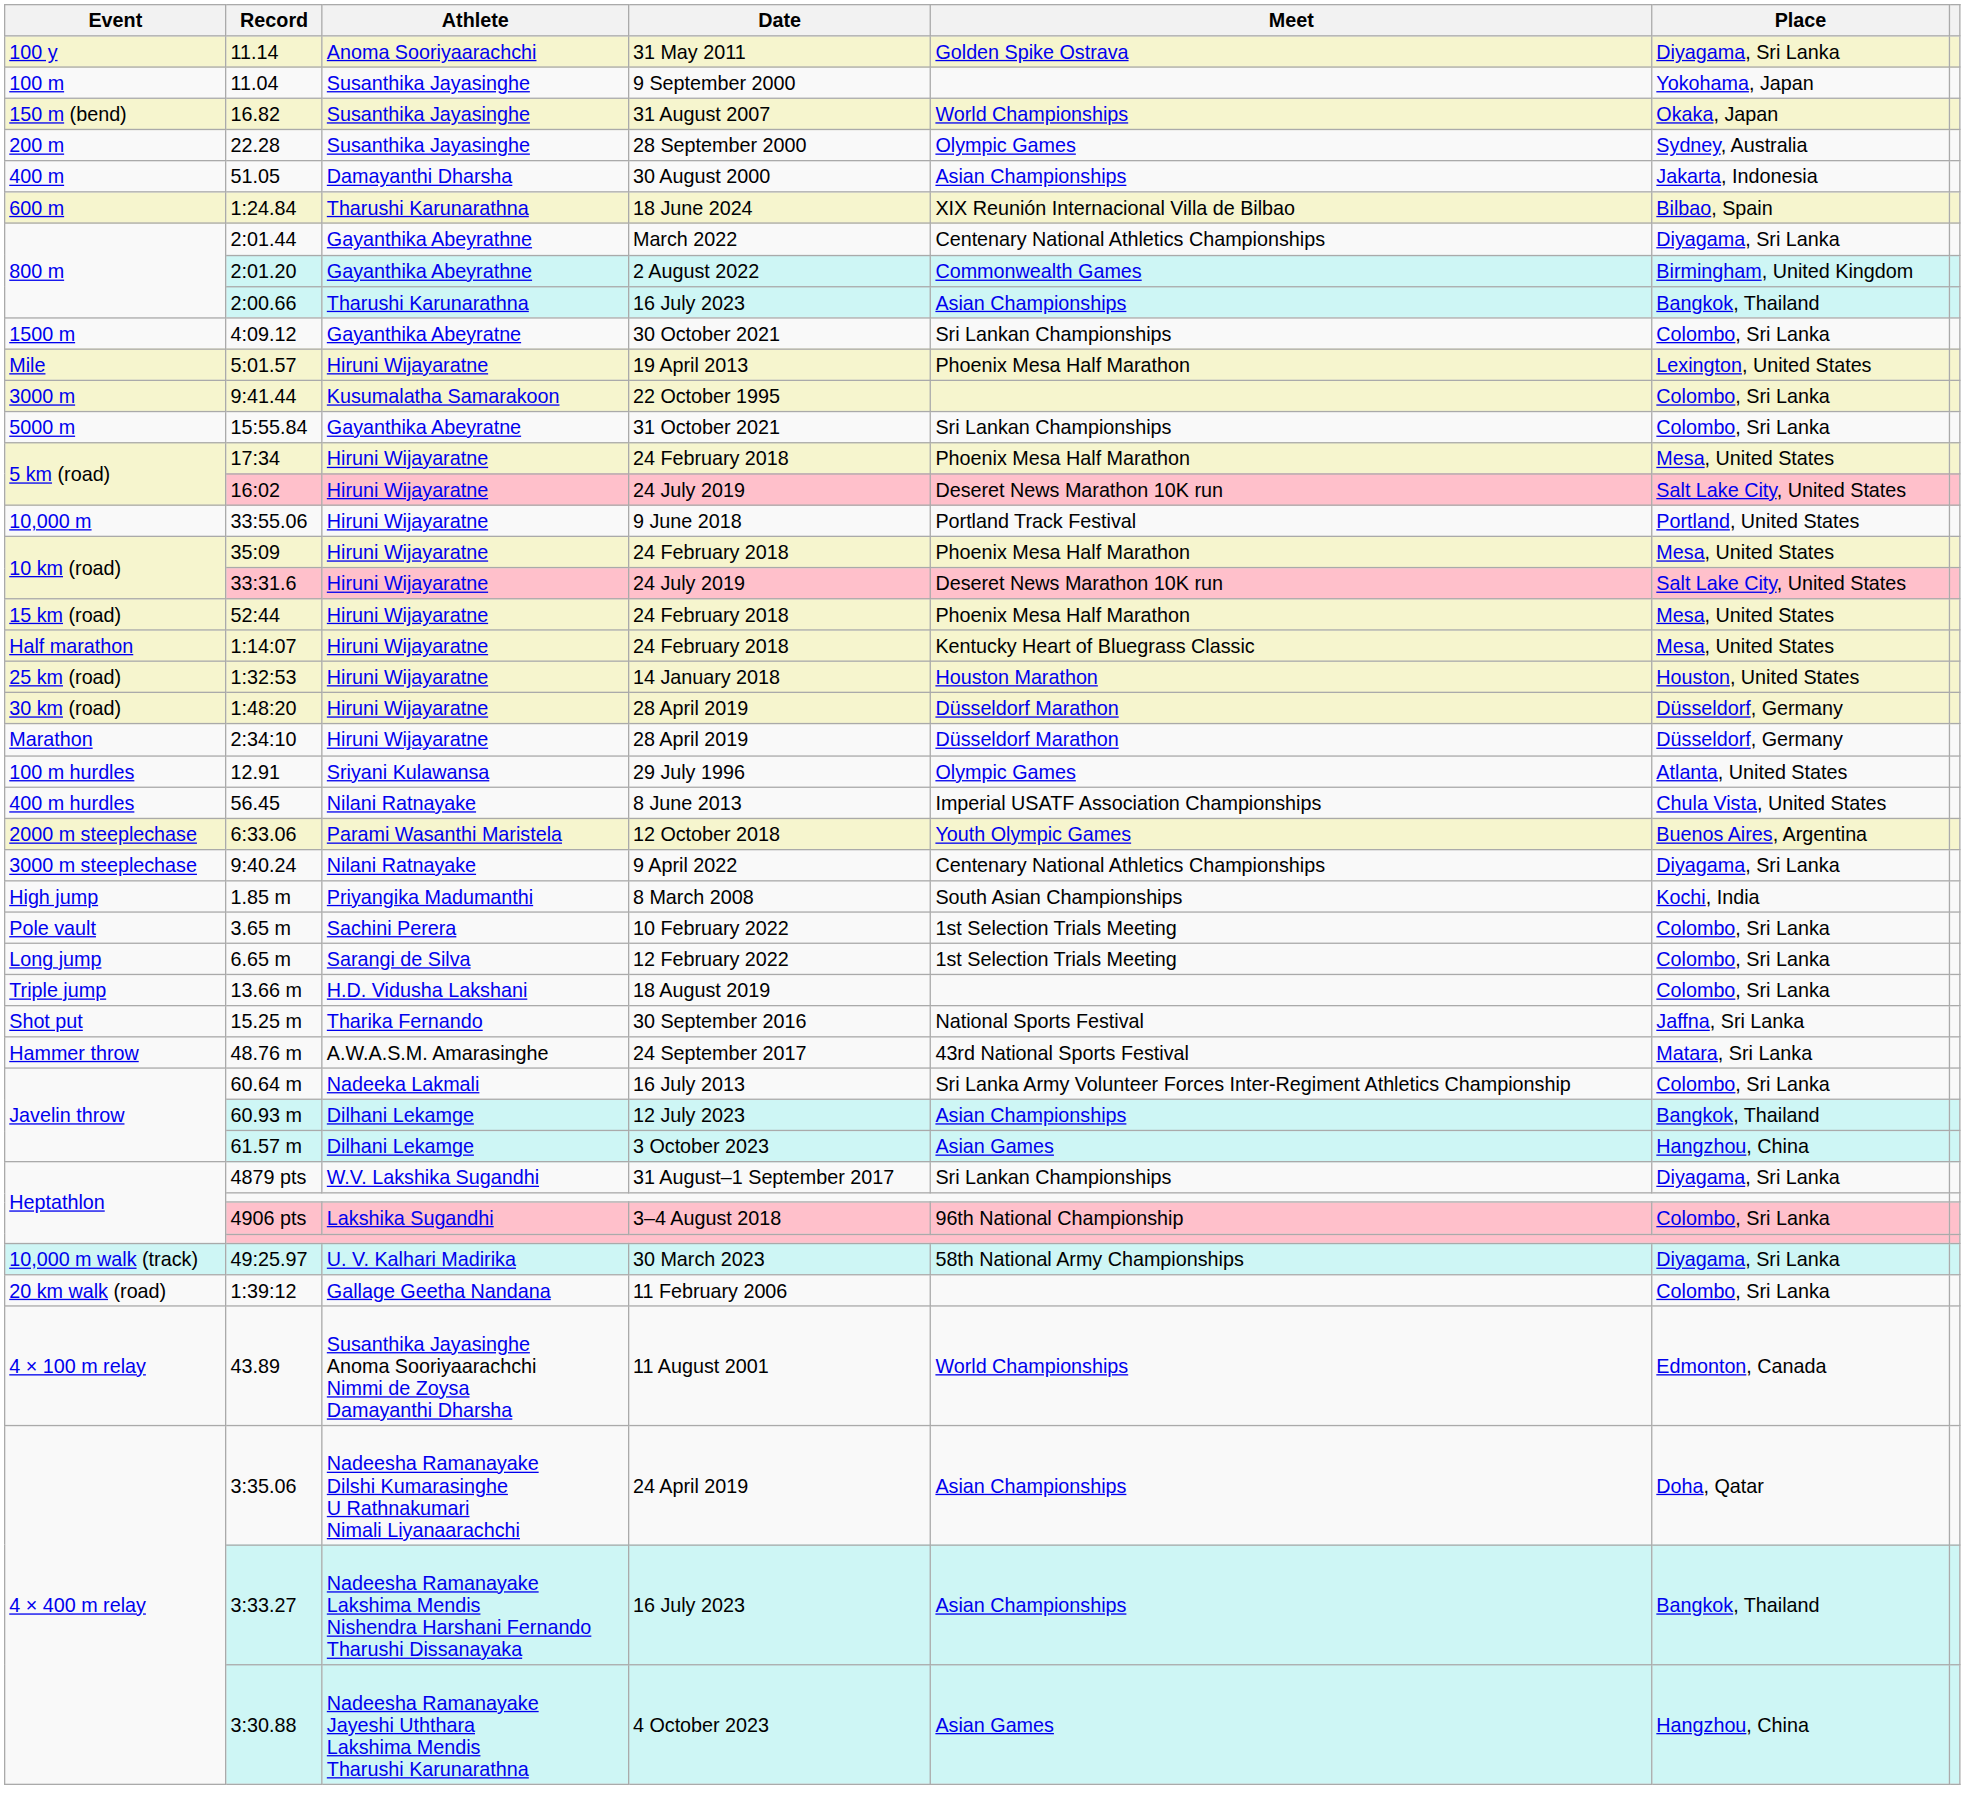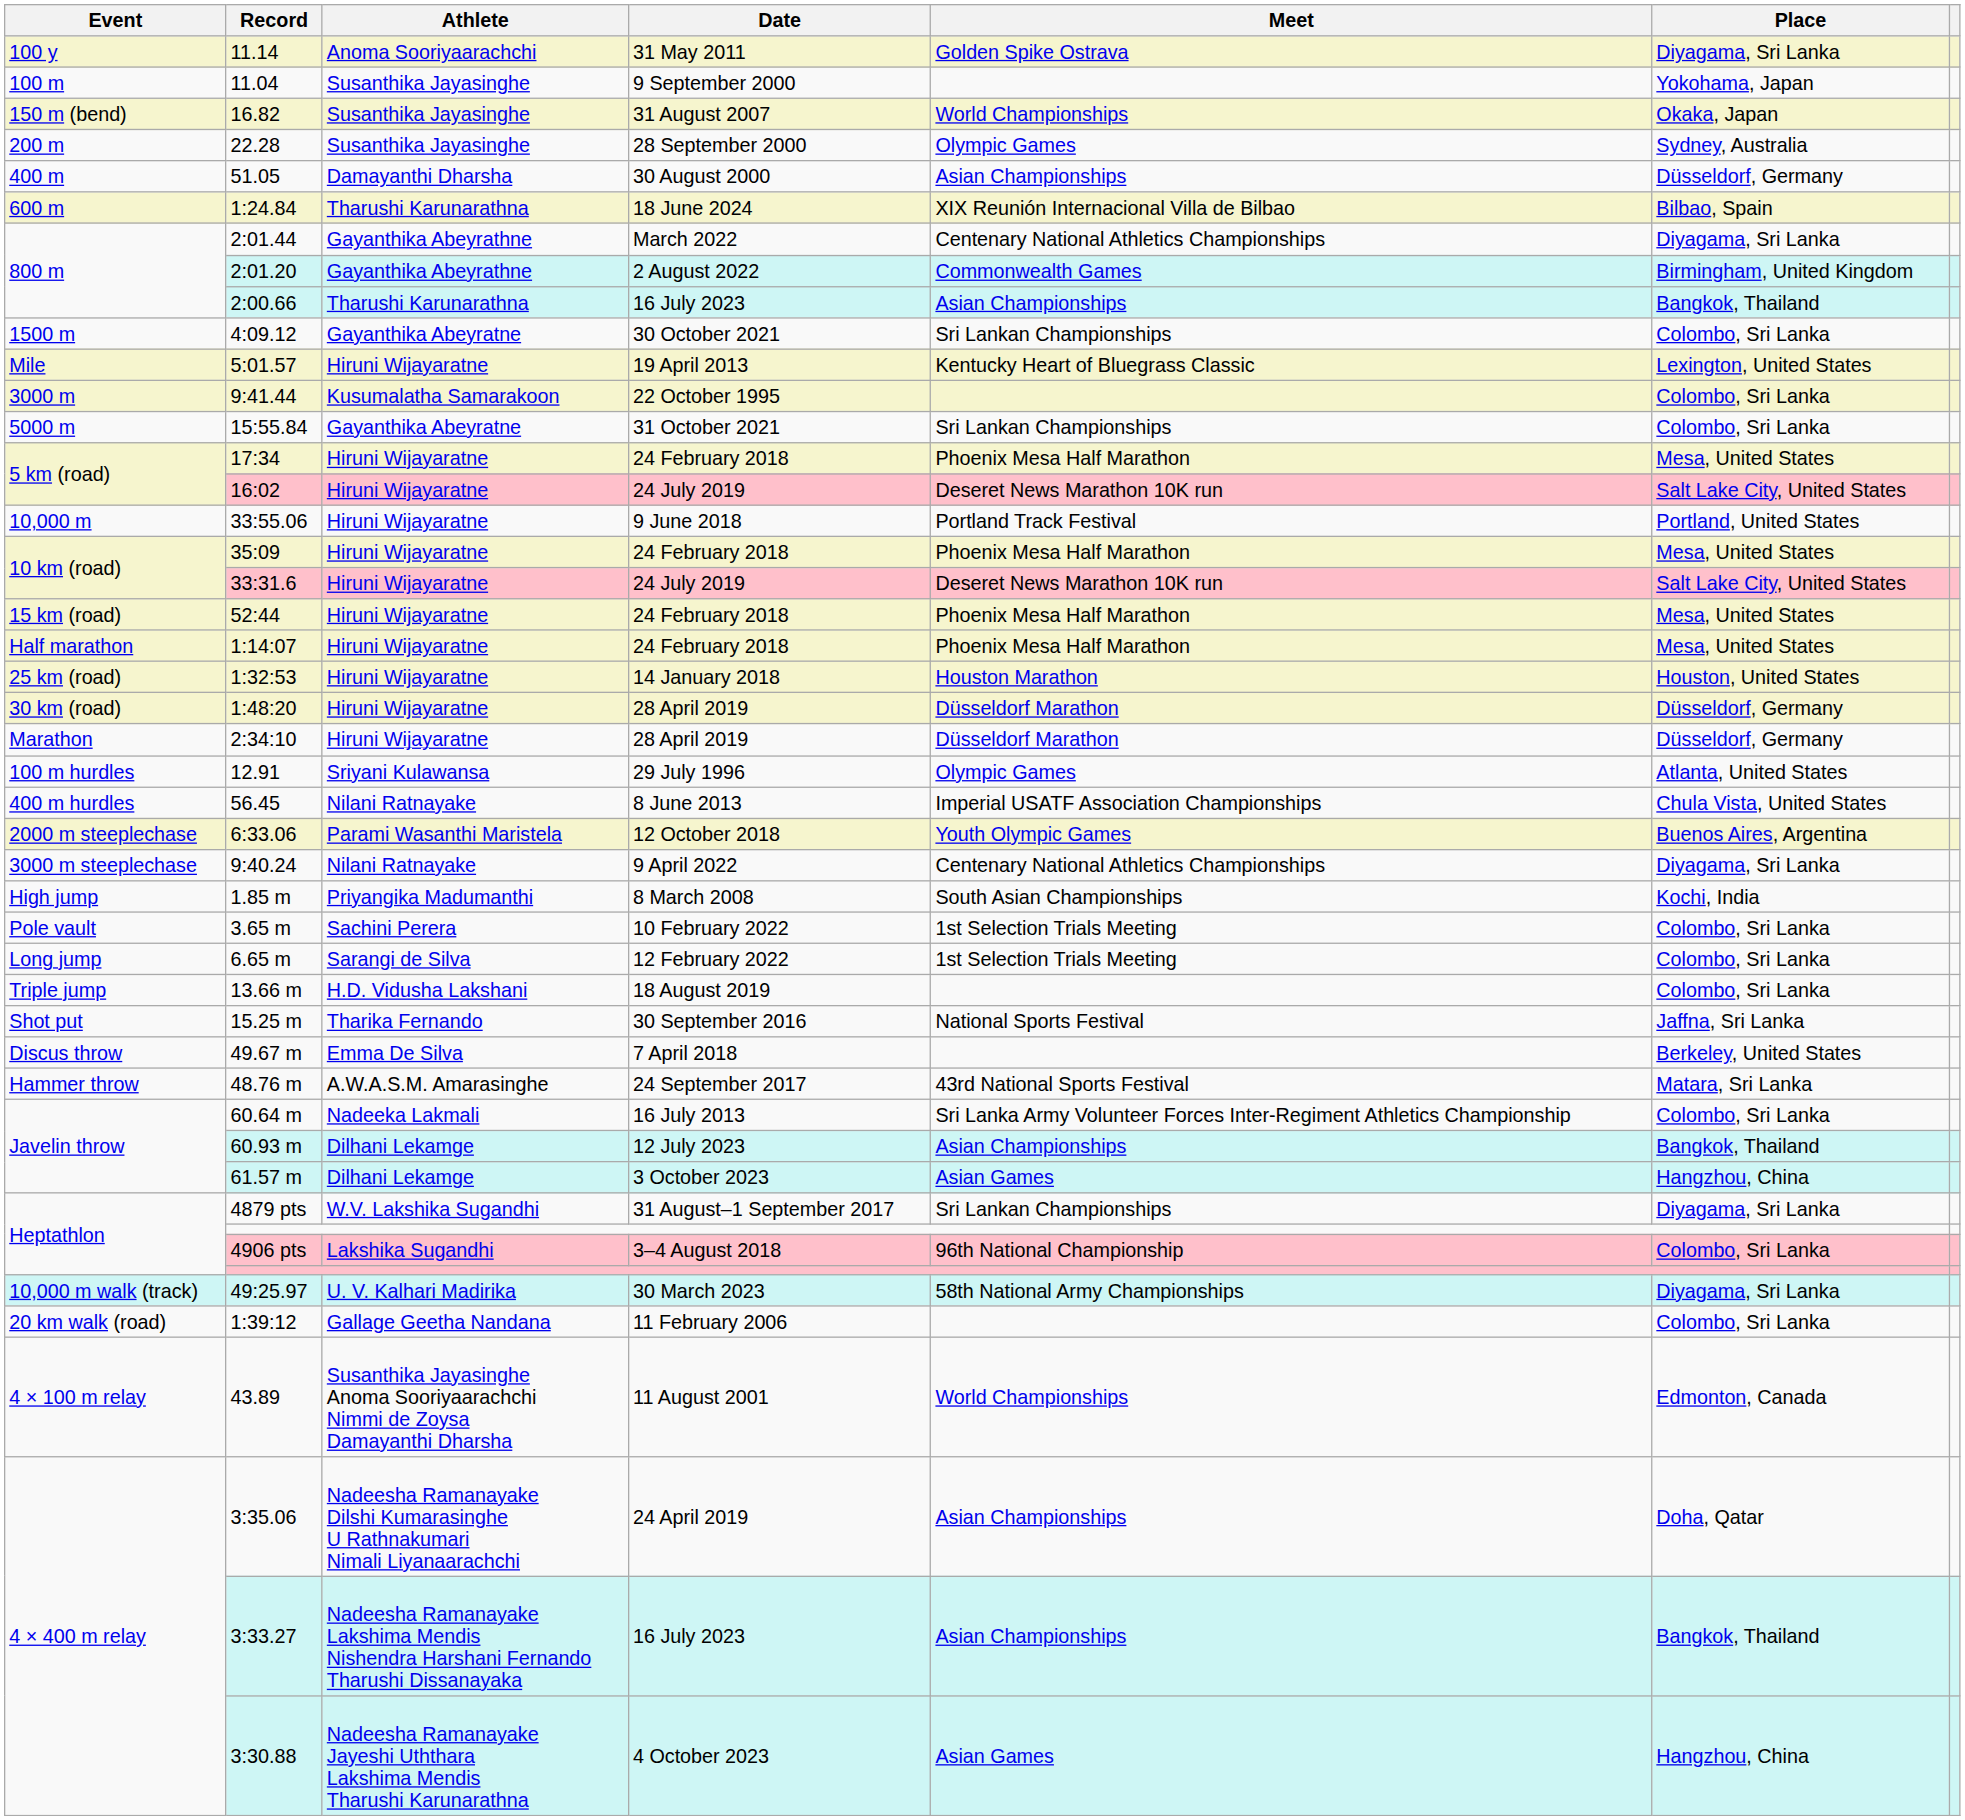(1737, 177) Jakarta, Indonesia -> (1750, 177) Düsseldorf, Germany
(1063, 365) Phoenix Mesa Half Marathon -> (1095, 365) Kentucky Heart of Bluegrass Classic
(1095, 646) Kentucky Heart of Bluegrass Classic -> (1063, 646) Phoenix Mesa Half Marathon
+ row: (266, 1053)
